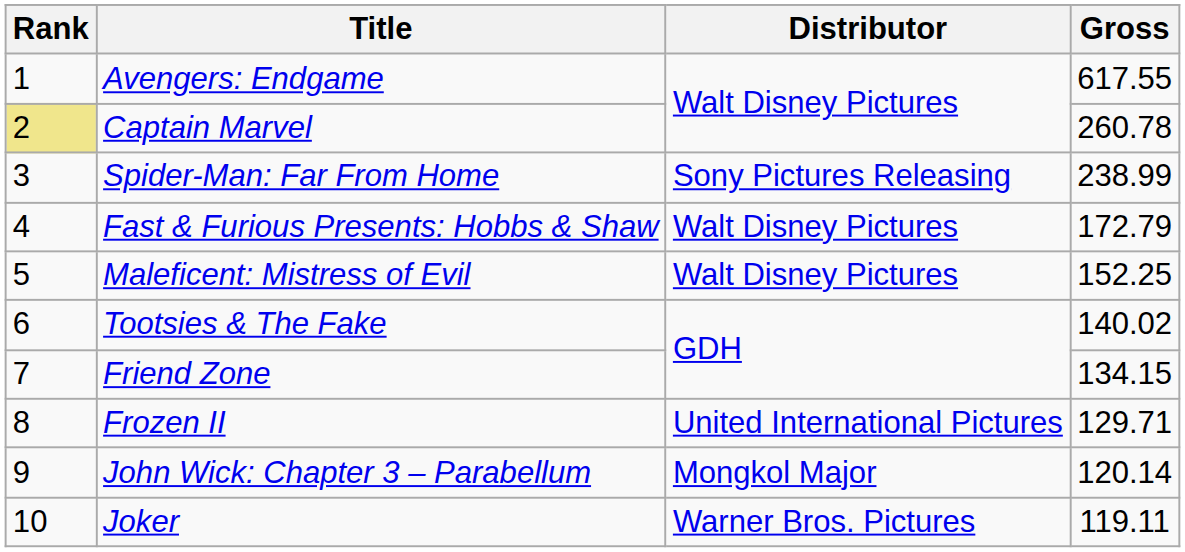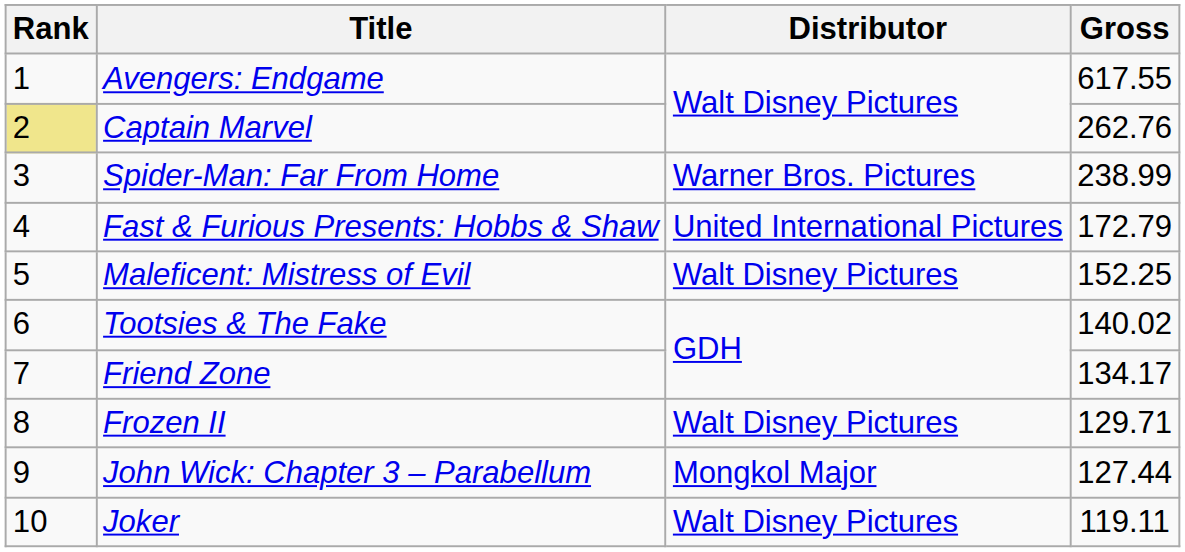(1125, 127) 260.78 -> (1125, 127) 262.76
(842, 176) Sony Pictures Releasing -> (824, 176) Warner Bros. Pictures
(815, 226) Walt Disney Pictures -> (868, 226) United International Pictures
(1125, 373) 134.15 -> (1125, 373) 134.17
(868, 422) United International Pictures -> (815, 422) Walt Disney Pictures
(1125, 472) 120.14 -> (1125, 472) 127.44
(824, 521) Warner Bros. Pictures -> (815, 521) Walt Disney Pictures
